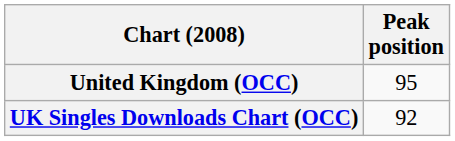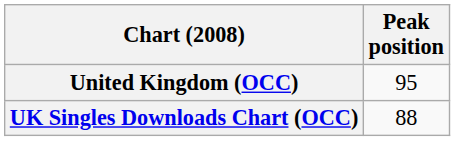(406, 117) 92 -> (406, 117) 88
